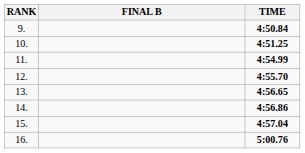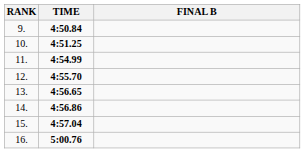columns swapped: (142, 12) <-> (272, 12)
